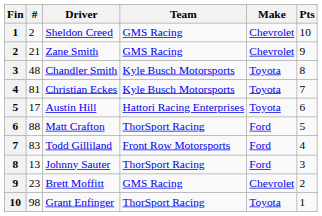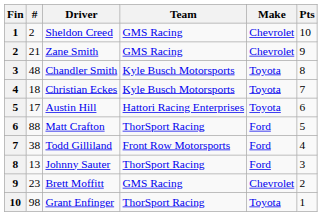(34, 89) 81 -> (34, 89) 18
(34, 145) 83 -> (34, 145) 38
